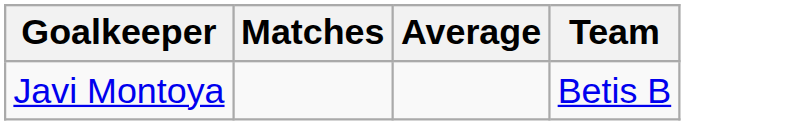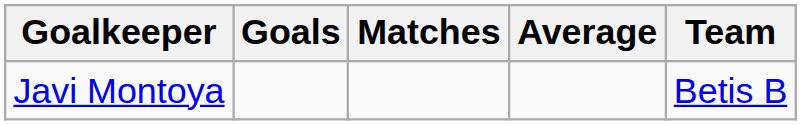+ column: (291, 32)
